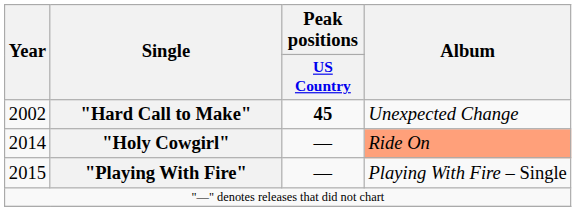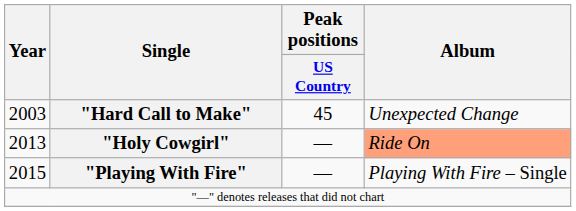(27, 113) 2002 -> (27, 113) 2003
(323, 113) bold -> (323, 113) normal
(27, 143) 2014 -> (27, 143) 2013
